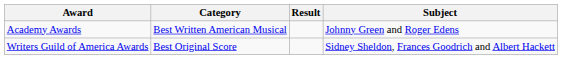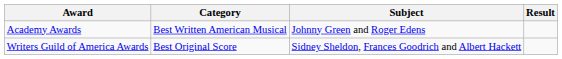columns swapped: (440, 12) <-> (306, 12)
